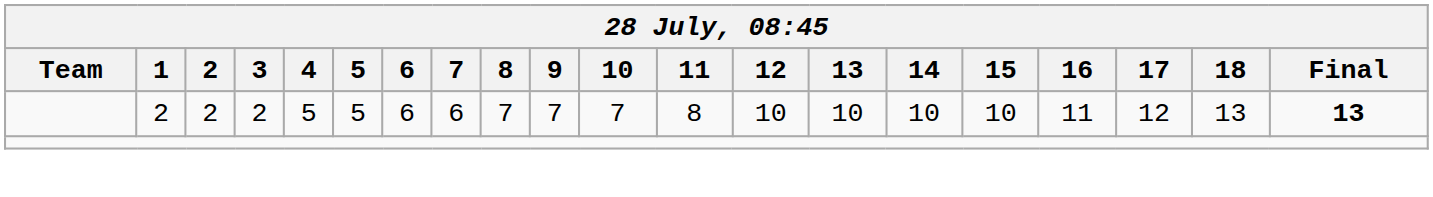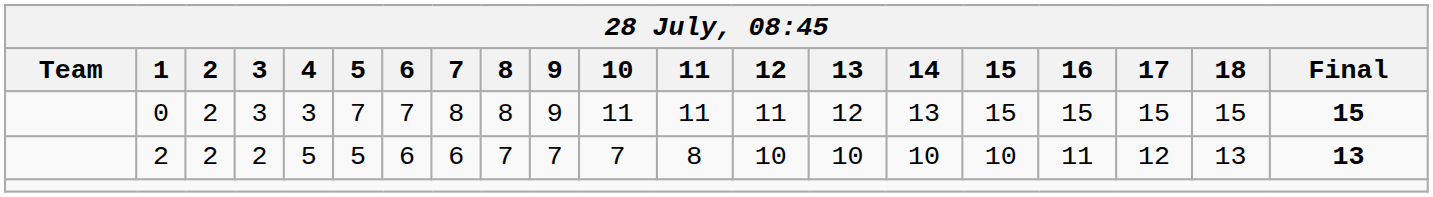+ row: (161, 114)
